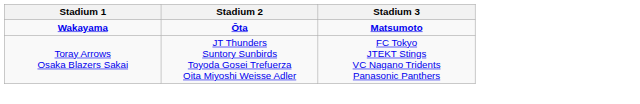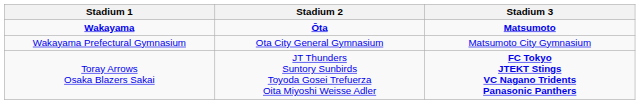+ row: (109, 43)
(397, 59) normal -> (530, 75) bold
